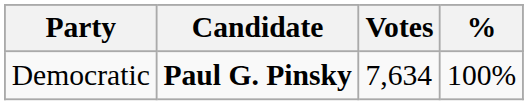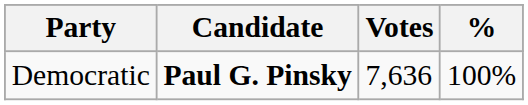(399, 74) 7,634 -> (399, 74) 7,636
